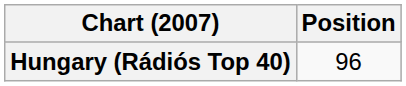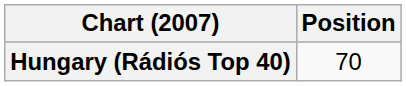(349, 61) 96 -> (349, 61) 70
